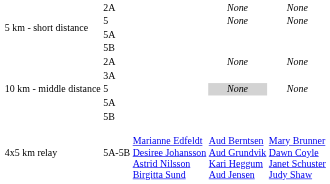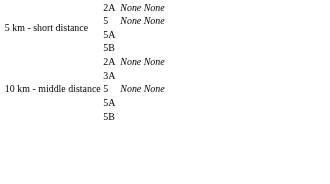(238, 89) lightgrey background -> (131, 89) no background
- row: (31, 152)
